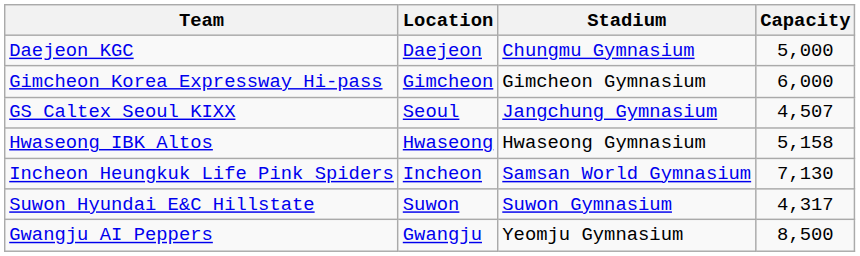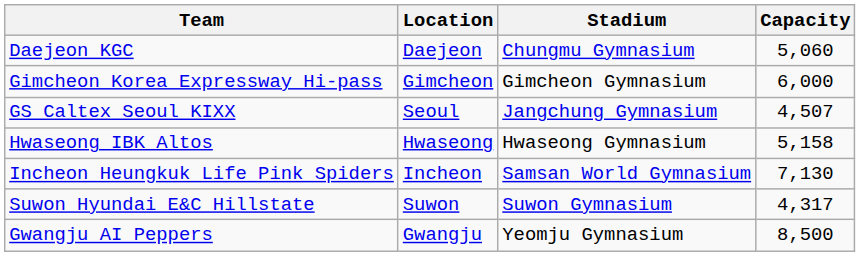(805, 51) 5,000 -> (805, 51) 5,060
